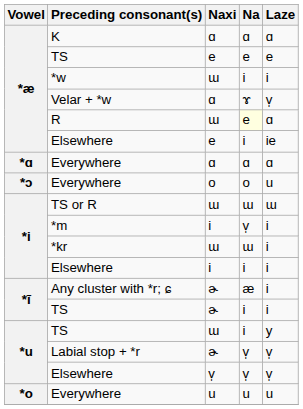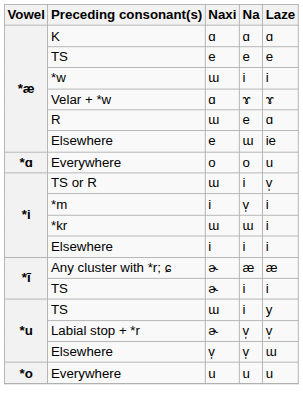(269, 99) v̩ -> (270, 99) ɤ
(246, 120) lightyellow background -> (246, 120) no background
(244, 141) i -> (248, 141) ɯ
- row: (86, 162)
(26, 183) *ɔ -> (26, 162) *ɑ
(248, 204) ɯ -> (244, 183) i
(271, 204) ɯ -> (269, 183) v̩
(267, 288) i -> (272, 267) æ
(269, 373) v̩ -> (271, 352) ɯ
